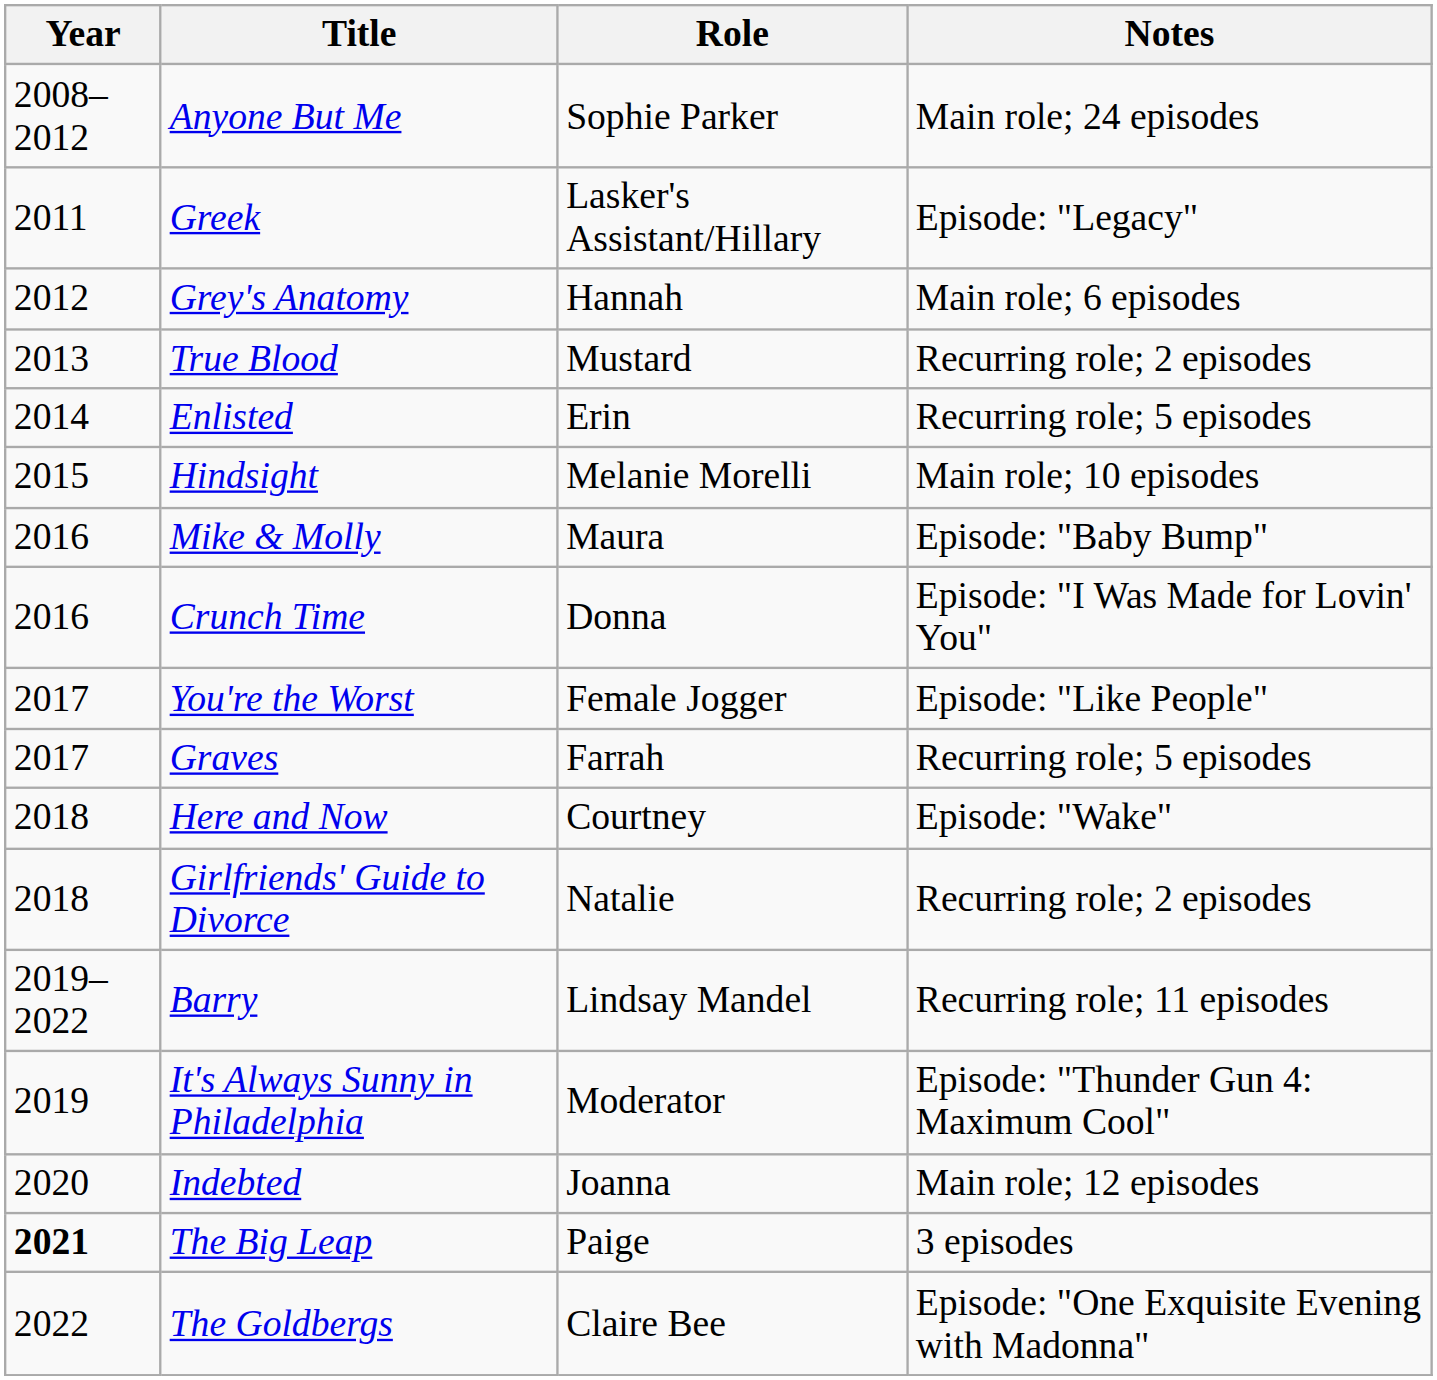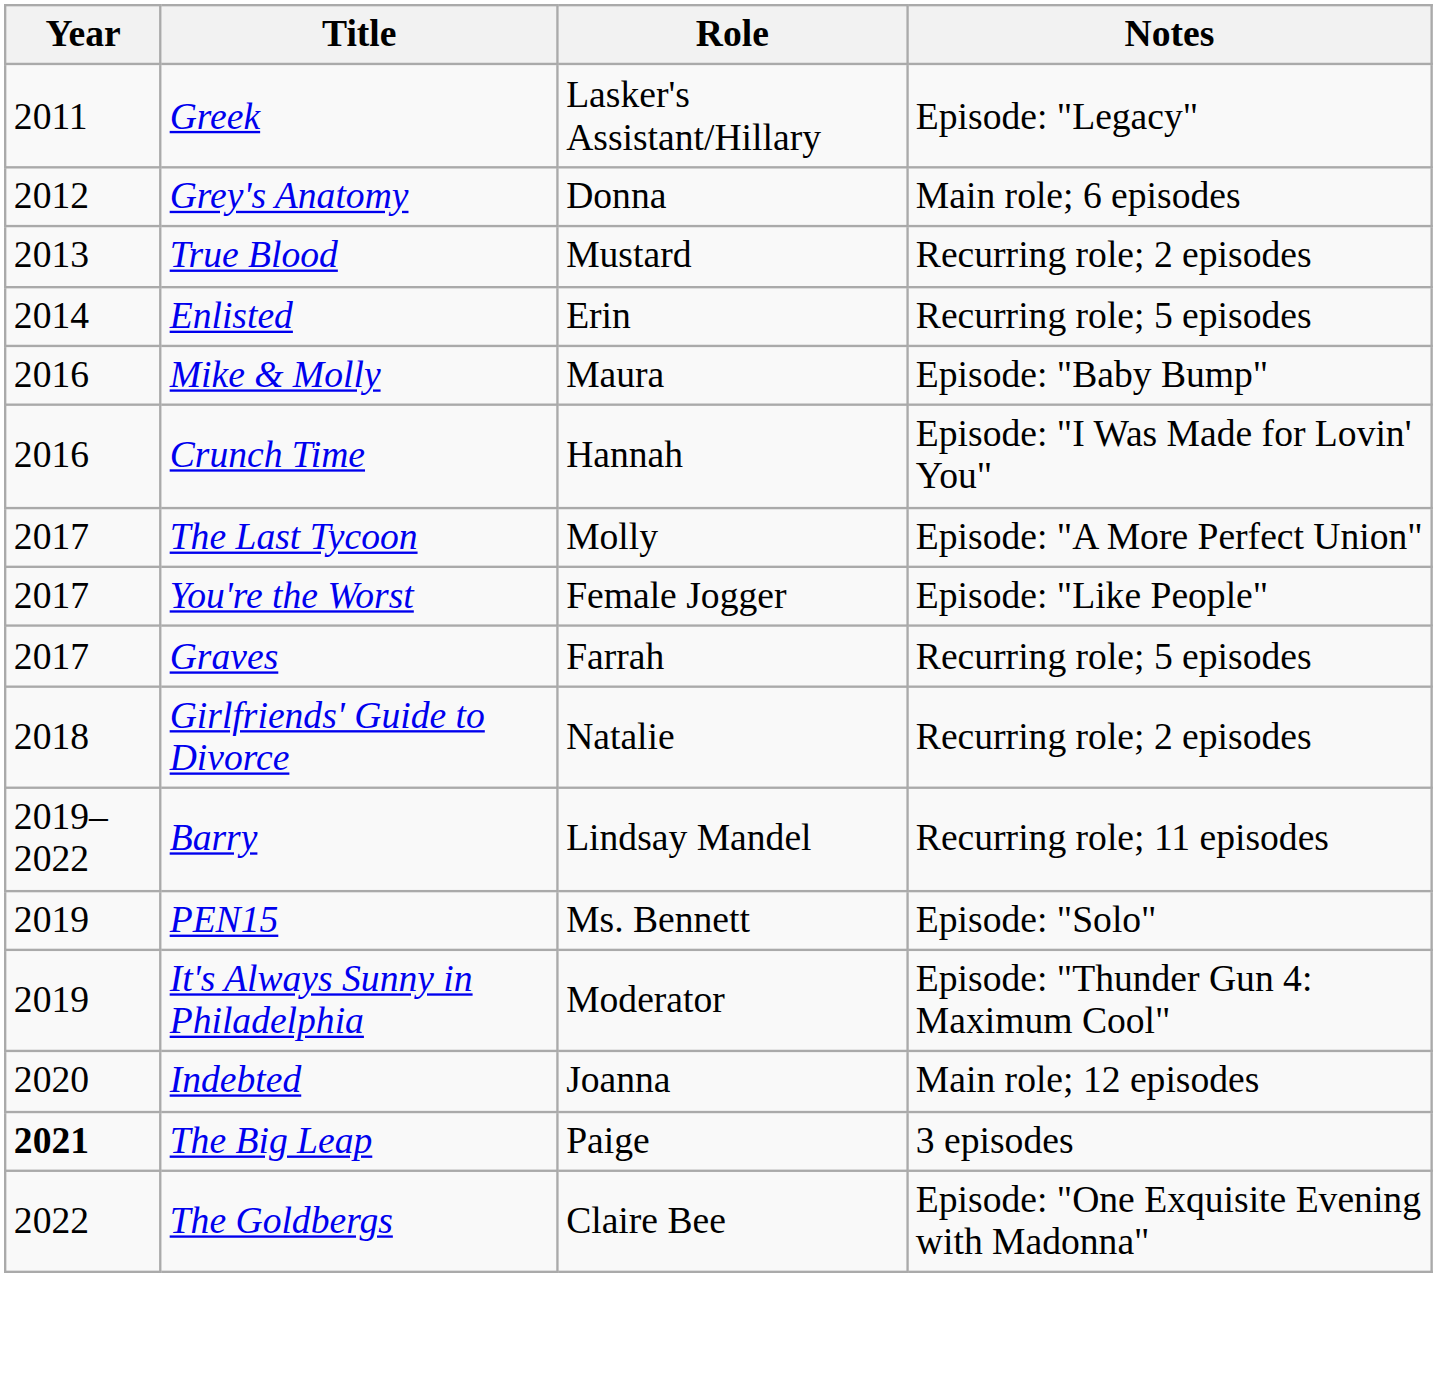- row: (286, 115)
(625, 297) Hannah -> (616, 195) Donna
- row: (244, 476)
(616, 617) Donna -> (625, 455) Hannah
+ row: (294, 536)
- row: (279, 817)
+ row: (224, 919)
